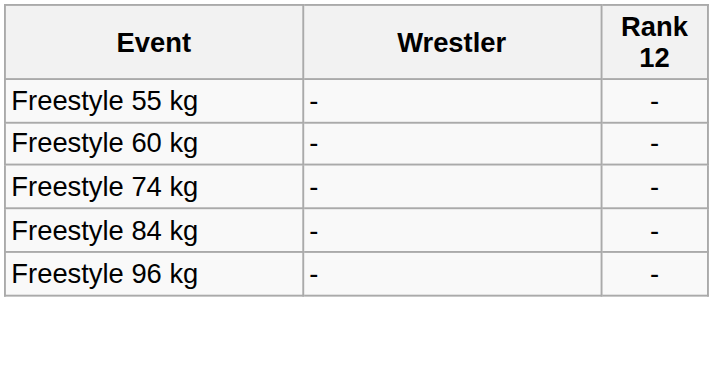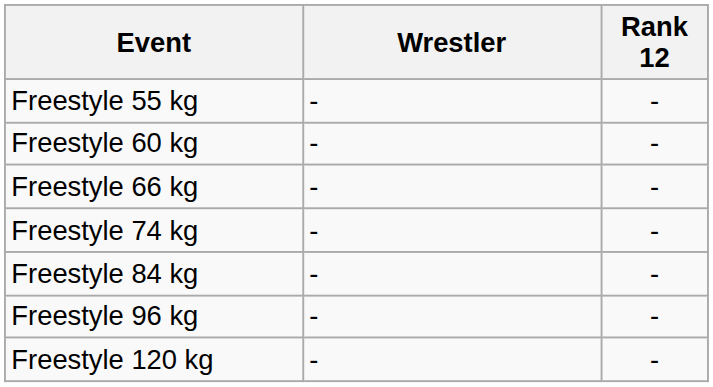+ row: (105, 187)
+ row: (112, 360)
